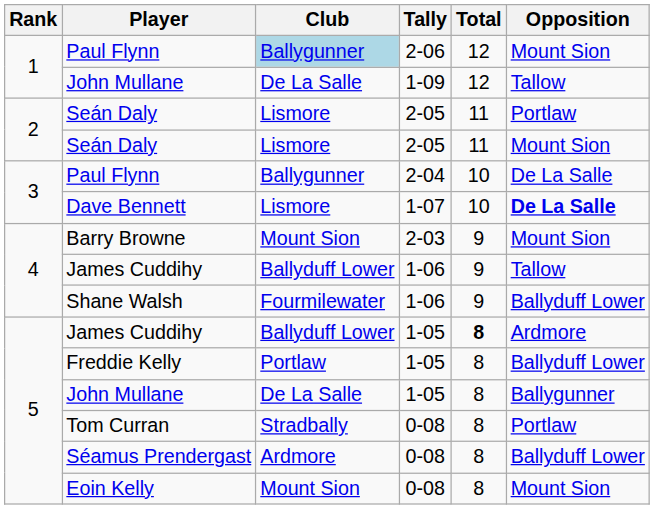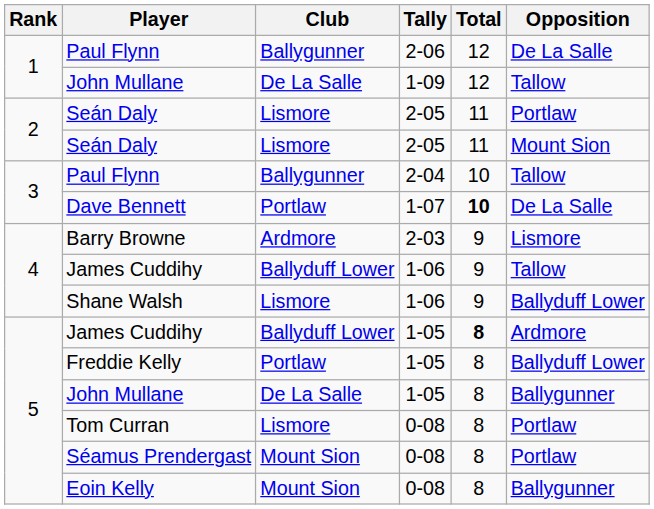(312, 51) lightblue background -> (312, 51) no background
(560, 51) Mount Sion -> (562, 51) De La Salle
(562, 176) De La Salle -> (538, 176) Tallow
(295, 207) Lismore -> (293, 207) Portlaw
(479, 207) normal -> (479, 207) bold
(563, 207) bold -> (562, 207) normal
(310, 238) Mount Sion -> (298, 238) Ardmore
(560, 238) Mount Sion -> (546, 238) Lismore
(323, 301) Fourmilewater -> (295, 301) Lismore
(304, 425) Stradbally -> (295, 425) Lismore
(298, 457) Ardmore -> (310, 457) Mount Sion
(578, 457) Ballyduff Lower -> (543, 457) Portlaw
(560, 488) Mount Sion -> (563, 488) Ballygunner
